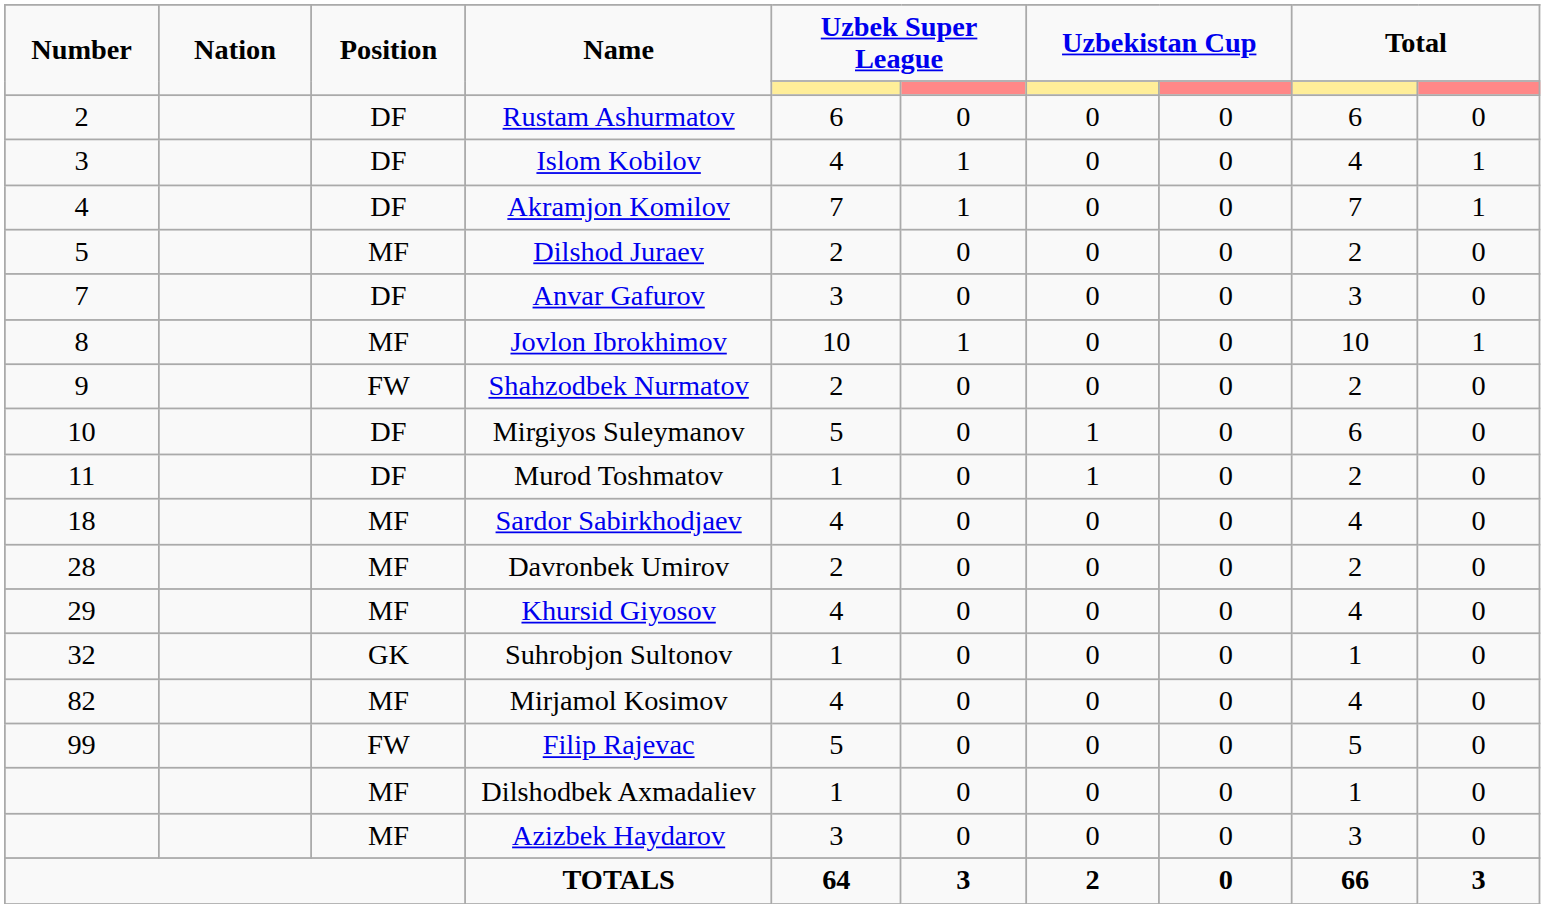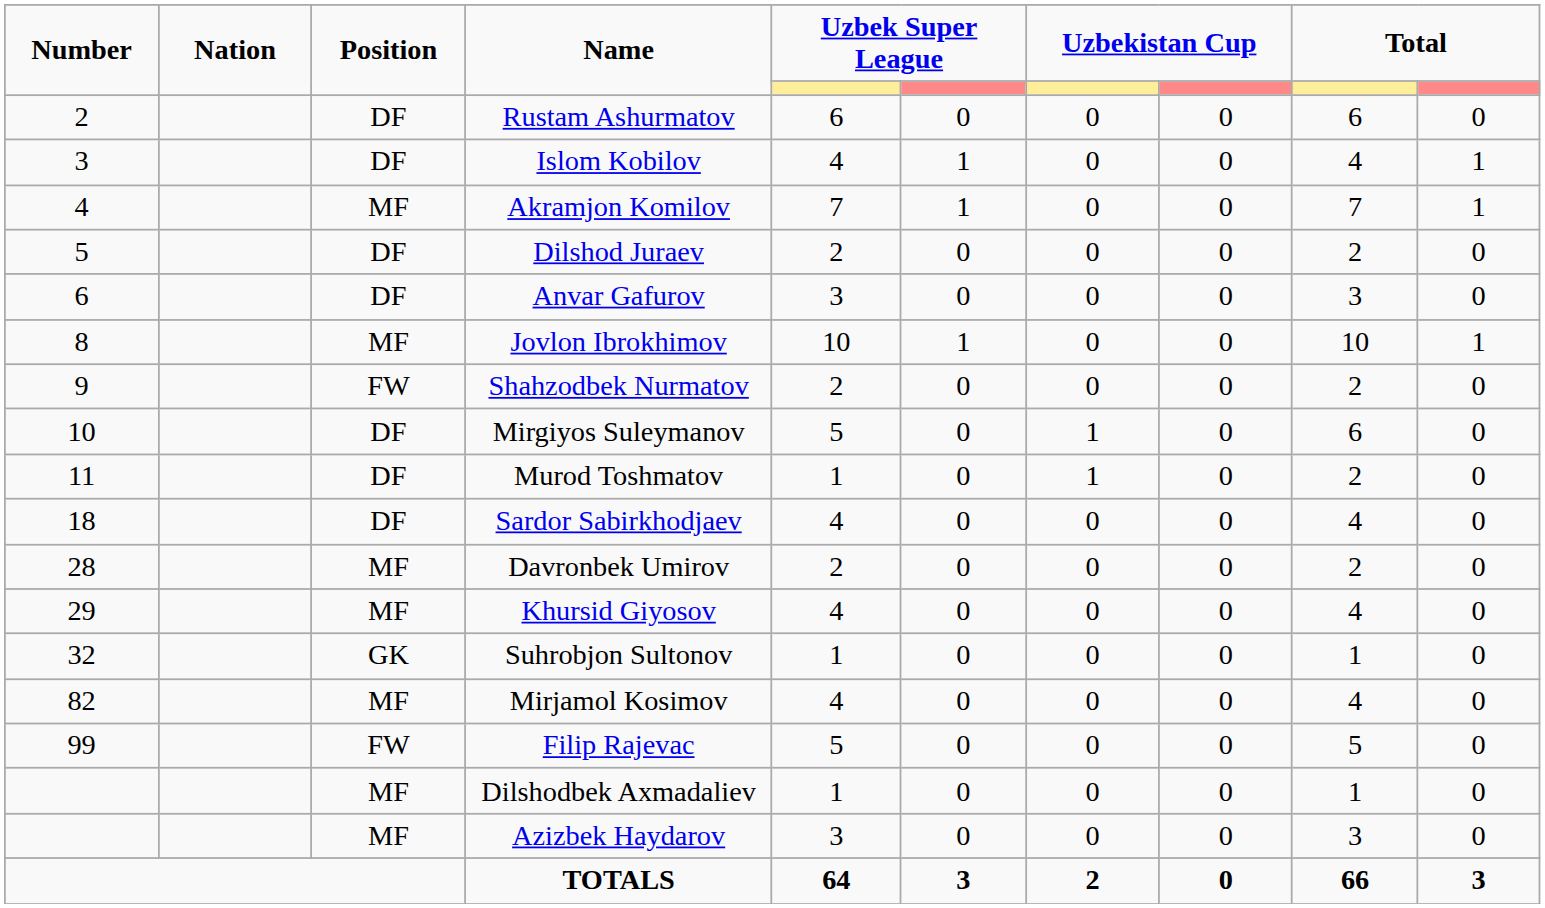(388, 206) DF -> (388, 206) MF
(388, 251) MF -> (388, 251) DF
(82, 296) 7 -> (82, 296) 6
(388, 521) MF -> (388, 521) DF
